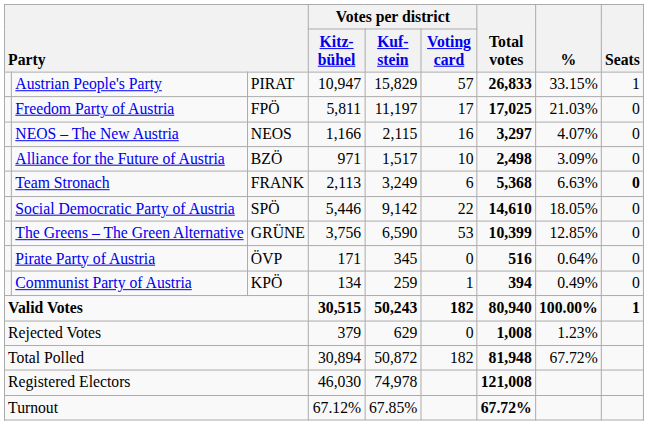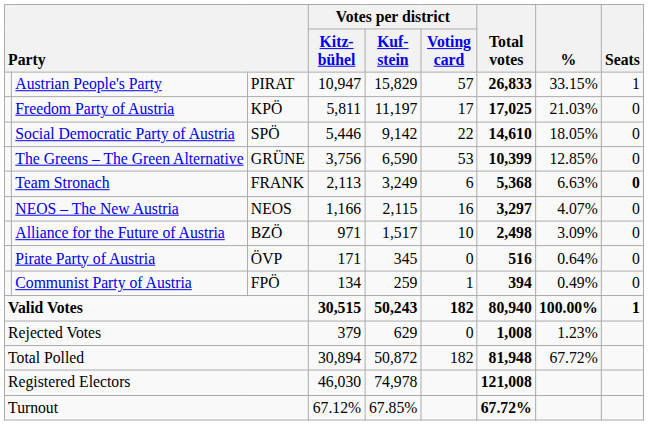(265, 109) FPÖ -> (267, 109) KPÖ
rows swapped: (125, 208) <-> (97, 134)
rows swapped: (129, 233) <-> (120, 158)
(267, 283) KPÖ -> (265, 283) FPÖ
